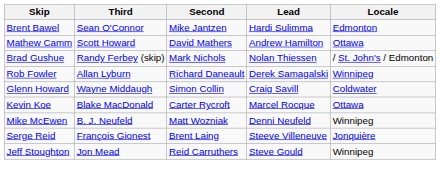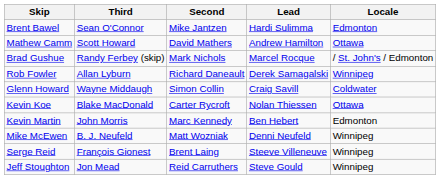(283, 58) Nolan Thiessen -> (282, 58) Marcel Rocque
(282, 105) Marcel Rocque -> (283, 105) Nolan Thiessen
+ row: (34, 120)
(354, 136) Jonquière -> (353, 151) Winnipeg
